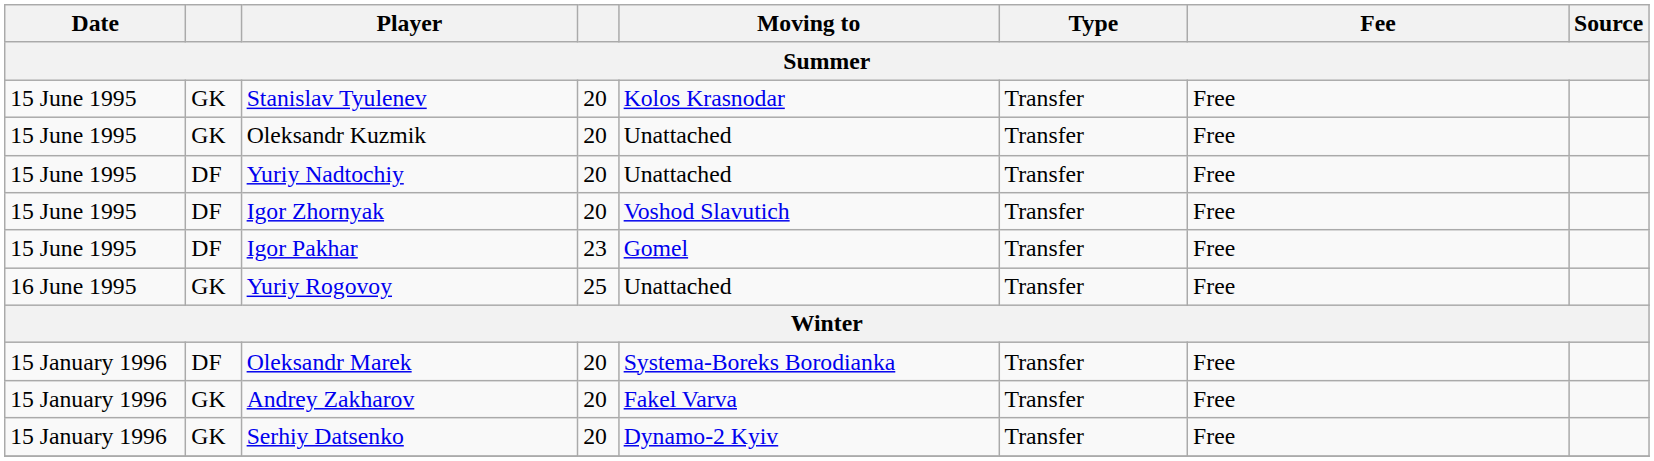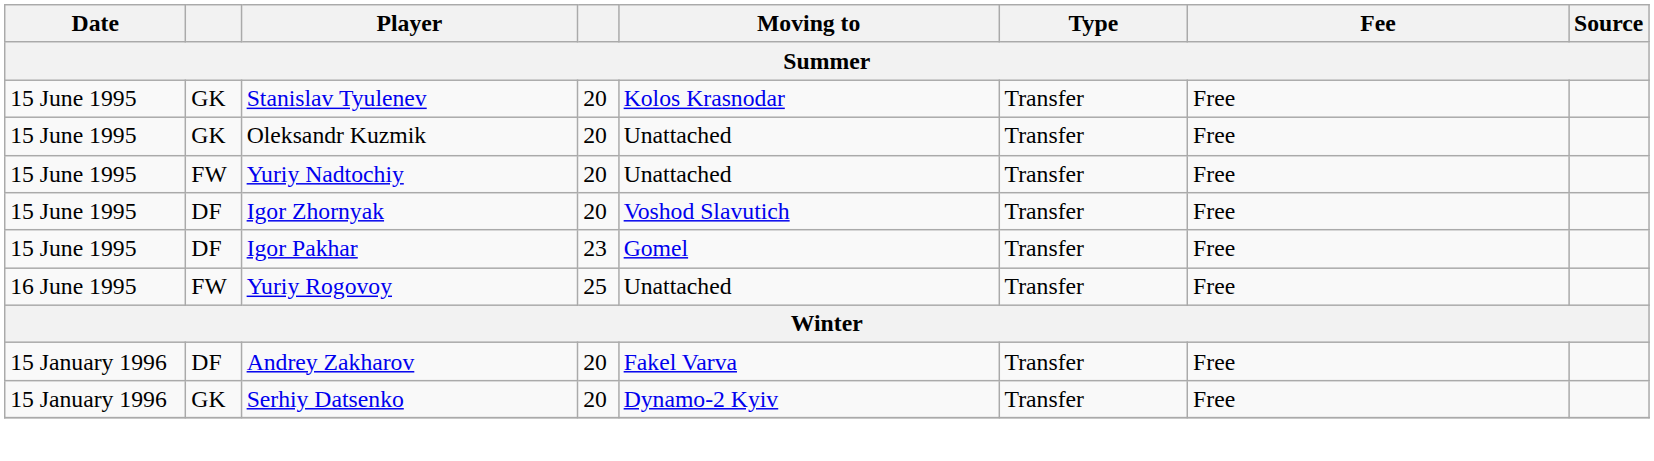(206, 173) DF -> (209, 173) FW
(208, 286) GK -> (209, 286) FW
- row: (329, 361)
(208, 398) GK -> (206, 361) DF
